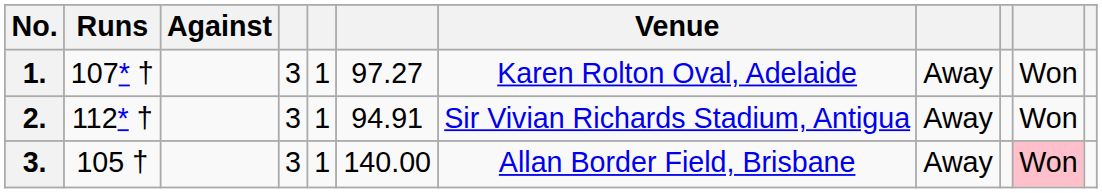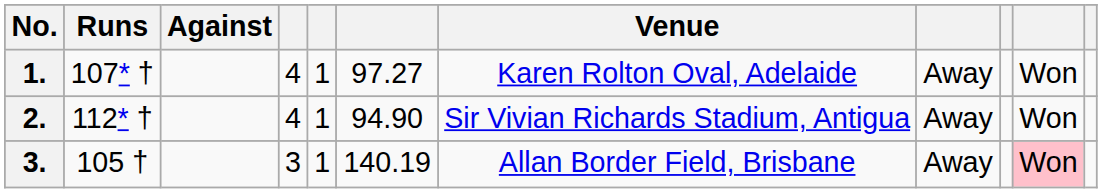(293, 72) 3 -> (293, 72) 4
(293, 118) 3 -> (293, 118) 4
(387, 118) 94.91 -> (387, 118) 94.90
(387, 163) 140.00 -> (387, 163) 140.19
